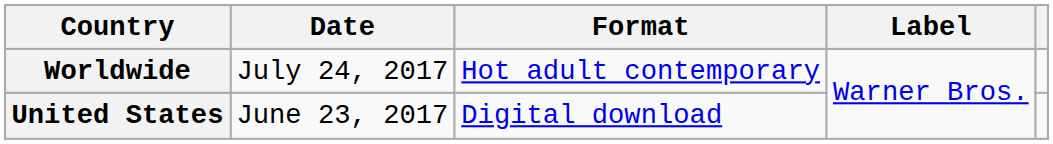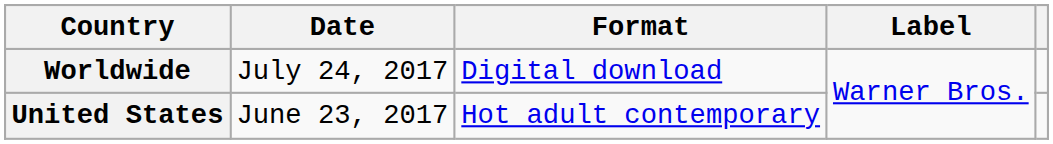(641, 71) Hot adult contemporary -> (592, 71) Digital download
(592, 116) Digital download -> (641, 116) Hot adult contemporary
